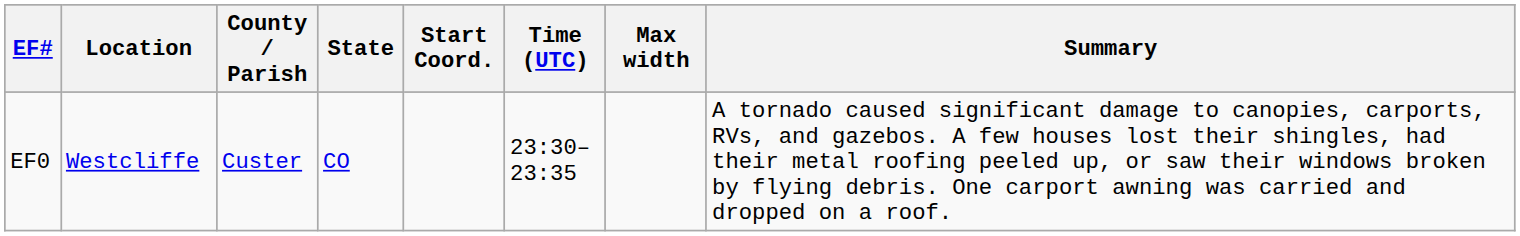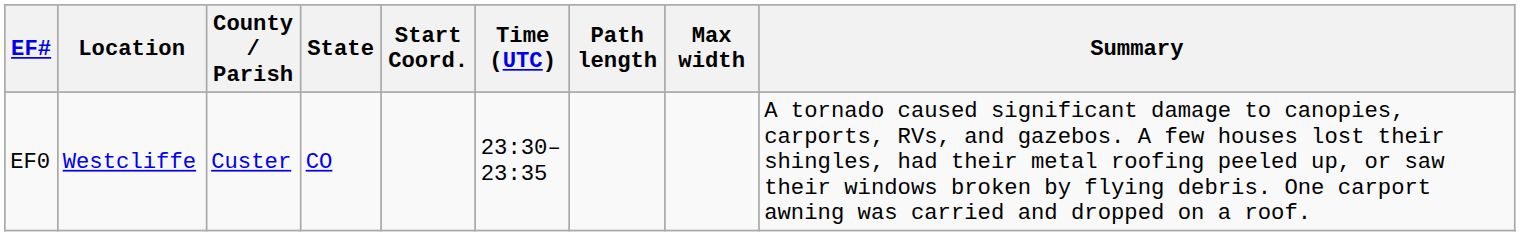+ column: (617, 49)
